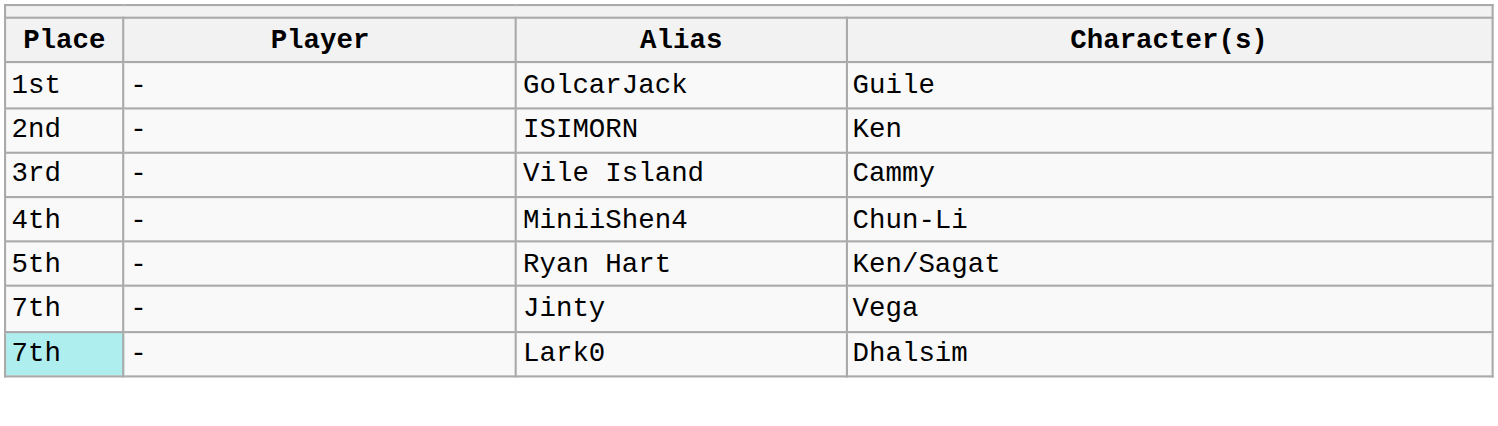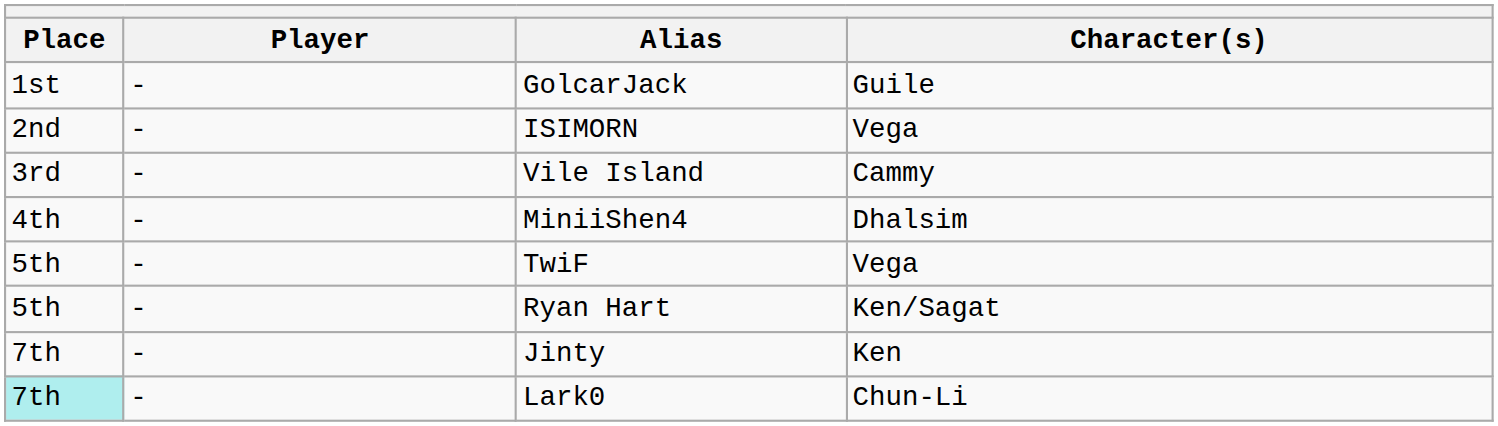(877, 130) Ken -> (885, 130) Vega
(910, 219) Chun-Li -> (910, 219) Dhalsim
+ row: (556, 264)
(885, 309) Vega -> (877, 353) Ken
(910, 353) Dhalsim -> (910, 398) Chun-Li
